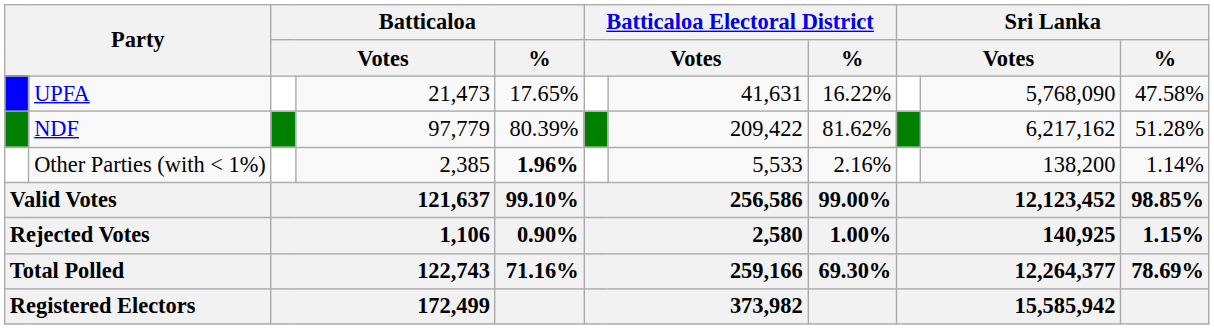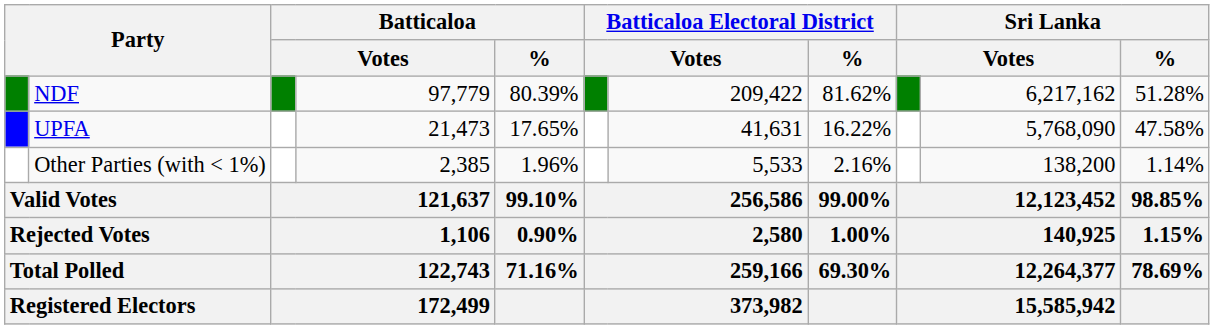rows swapped: (57, 128) <-> (62, 93)
(548, 164) bold -> (550, 164) normal
